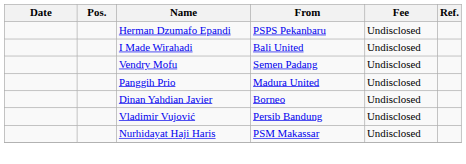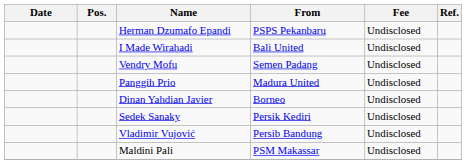+ row: (150, 116)
- row: (167, 133)
+ row: (146, 151)
